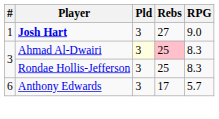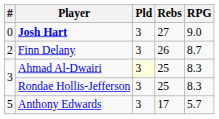(10, 31) 1 -> (10, 31) 0
+ row: (47, 50)
(163, 50) pink background -> (163, 68) no background
(10, 86) 6 -> (10, 104) 5
